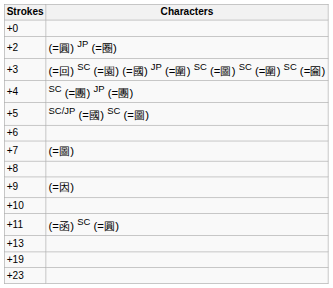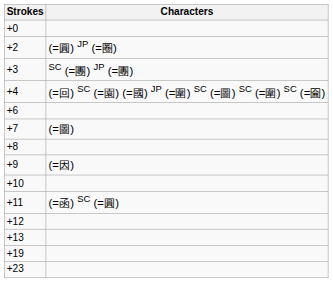(187, 69) (=回) SC (=園) (=國) JP (=圍) SC (=圖) SC (=圍) SC (=圇) -> (91, 69) SC (=團) JP (=團)
(91, 91) SC (=團) JP (=團) -> (187, 91) (=回) SC (=園) (=國) JP (=圍) SC (=圖) SC (=圍) SC (=圇)
- row: (12, 114)
+ row: (15, 221)
